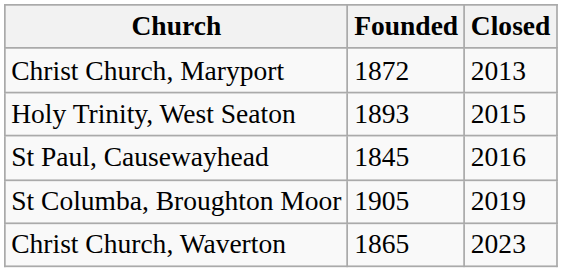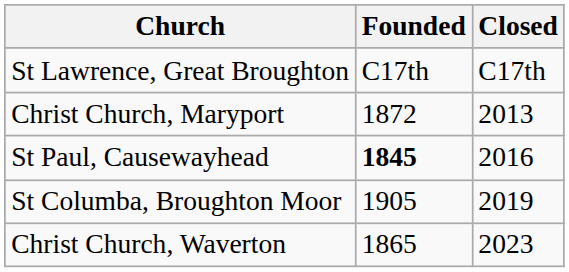+ row: (180, 69)
- row: (153, 113)
(382, 157) normal -> (389, 157) bold
